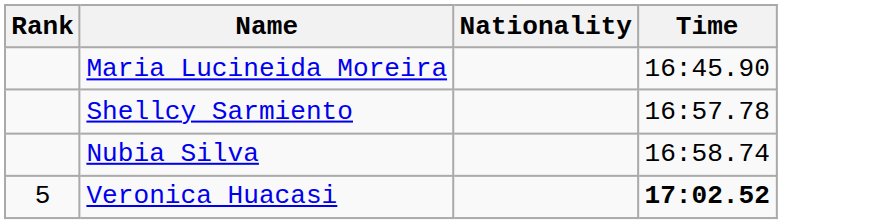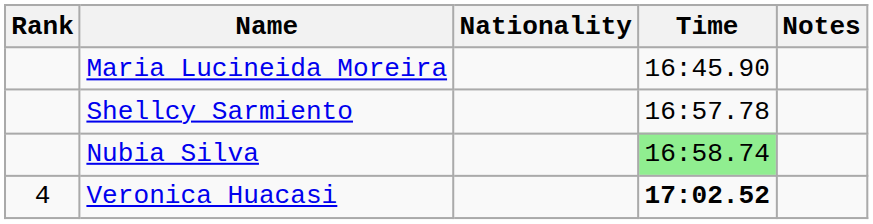+ column: (822, 26)
(707, 154) no background -> (707, 154) lightgreen background
(43, 197) 5 -> (43, 197) 4
